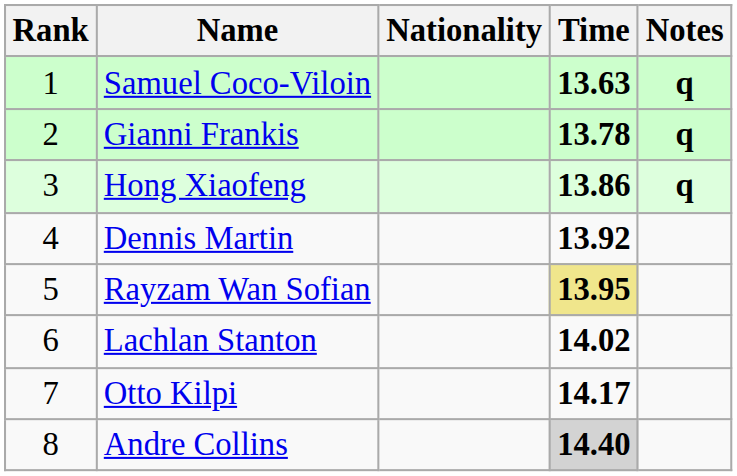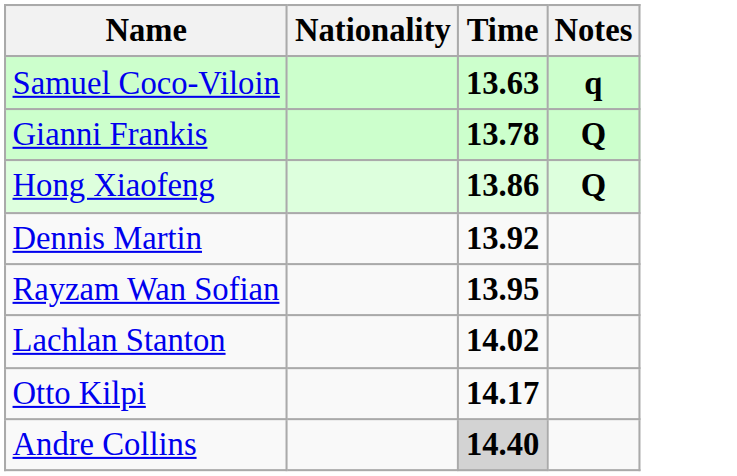- column: (51, 30)
(685, 133) q -> (593, 133) Q
(685, 185) q -> (593, 185) Q
(594, 289) khaki background -> (503, 289) no background
